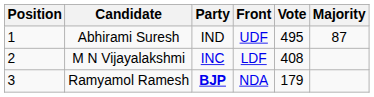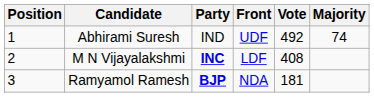(292, 37) 495 -> (292, 37) 492
(339, 37) 87 -> (339, 37) 74
(213, 59) normal -> (213, 59) bold
(292, 80) 179 -> (292, 80) 181
